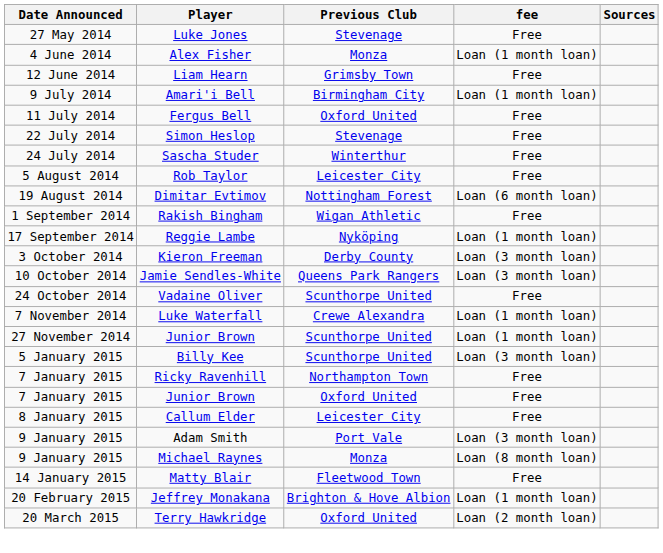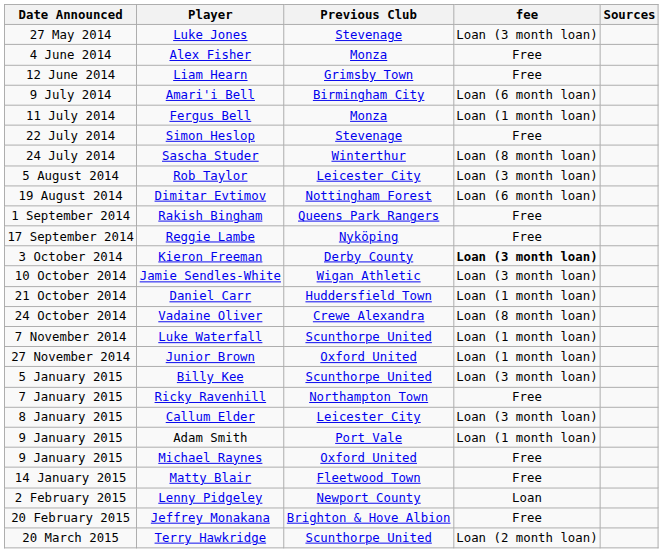(527, 35) Free -> (527, 35) Loan (3 month loan)
(527, 55) Loan (1 month loan) -> (527, 55) Free
(527, 95) Loan (1 month loan) -> (527, 95) Loan (6 month loan)
(369, 115) Oxford United -> (369, 115) Monza
(527, 115) Free -> (527, 115) Loan (1 month loan)
(527, 155) Free -> (527, 155) Loan (8 month loan)
(527, 176) Free -> (527, 176) Loan (3 month loan)
(369, 216) Wigan Athletic -> (369, 216) Queens Park Rangers
(527, 236) Loan (1 month loan) -> (527, 236) Free
(527, 256) normal -> (527, 256) bold
(369, 276) Queens Park Rangers -> (369, 276) Wigan Athletic
+ row: (71, 296)
(369, 296) Scunthorpe United -> (369, 316) Crewe Alexandra
(527, 296) Free -> (527, 316) Loan (8 month loan)
(369, 316) Crewe Alexandra -> (369, 337) Scunthorpe United
(369, 337) Scunthorpe United -> (369, 357) Oxford United
- row: (71, 397)
(527, 417) Free -> (527, 417) Loan (3 month loan)
(527, 437) Loan (3 month loan) -> (527, 437) Loan (1 month loan)
(369, 457) Monza -> (369, 457) Oxford United
(527, 457) Loan (8 month loan) -> (527, 457) Free
+ row: (71, 498)
(527, 498) Loan (1 month loan) -> (527, 518) Free
(369, 518) Oxford United -> (369, 538) Scunthorpe United
